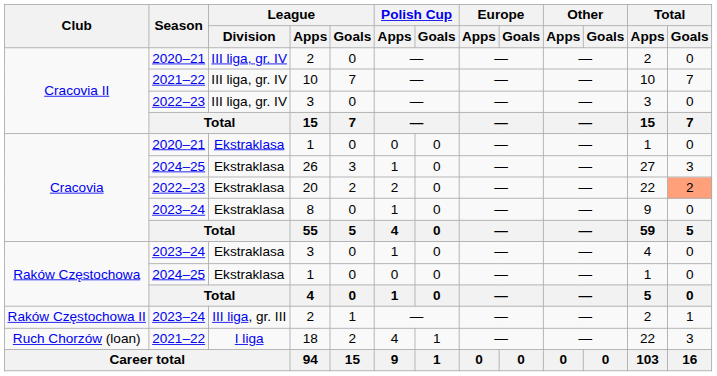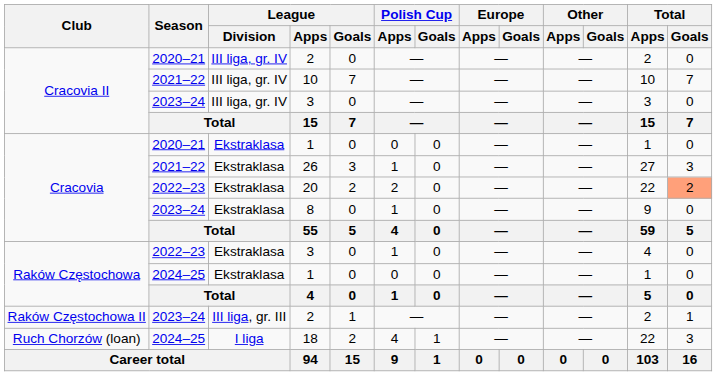(179, 101) 2022–23 -> (179, 101) 2023–24
(179, 166) 2024–25 -> (179, 166) 2021–22
(179, 252) 2023–24 -> (179, 252) 2022–23
(179, 338) 2021–22 -> (179, 338) 2024–25
